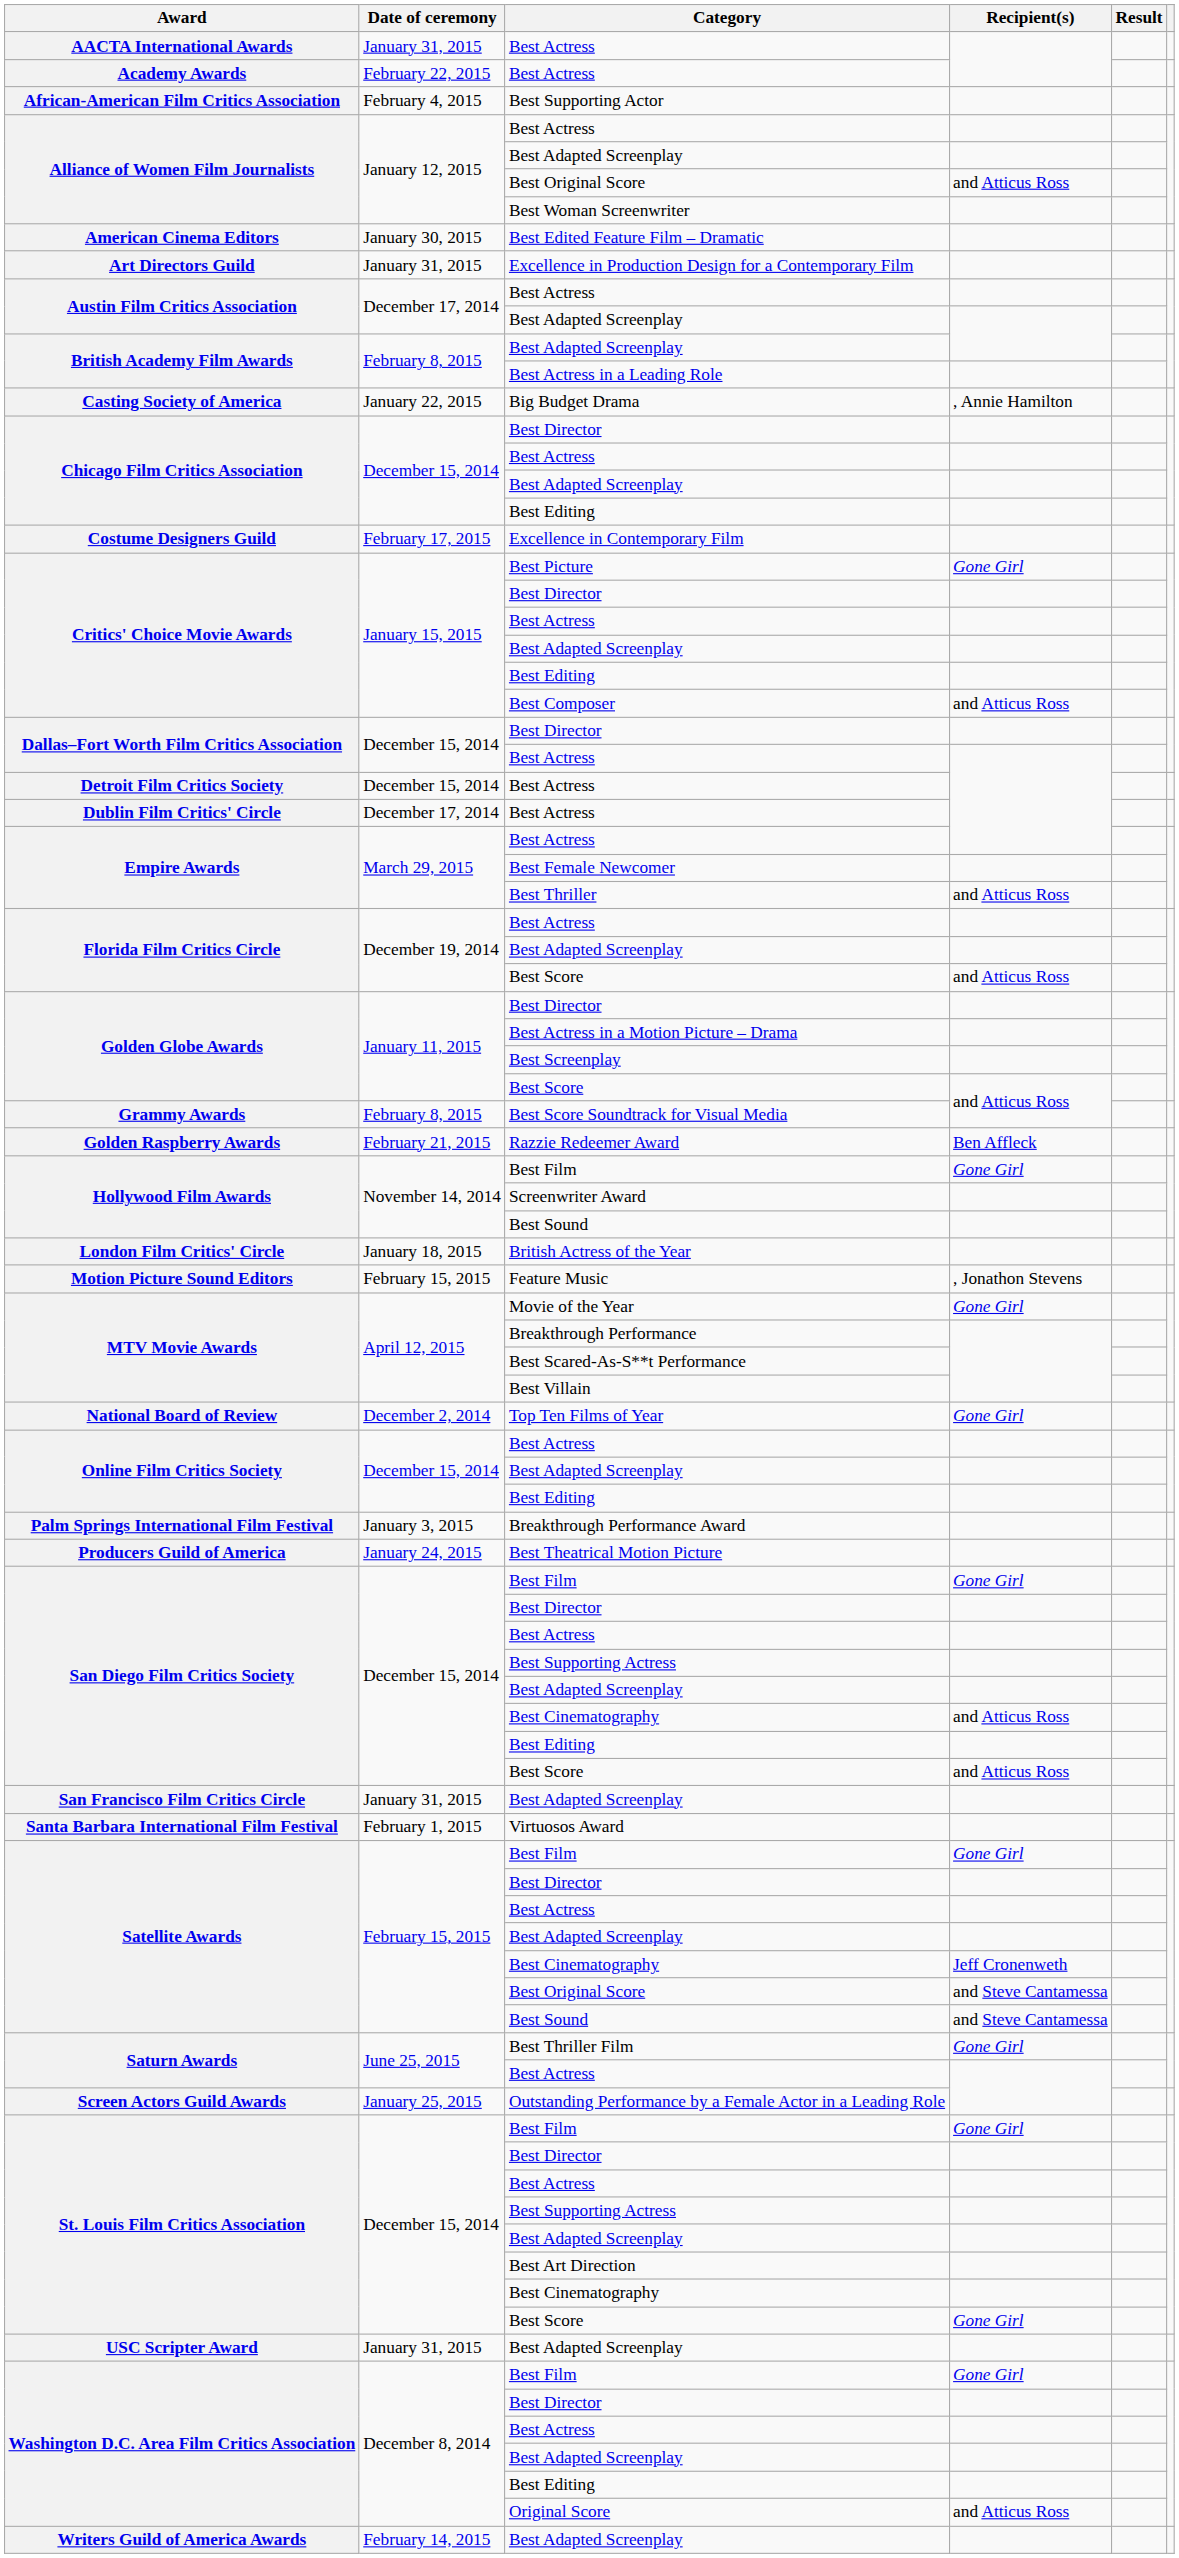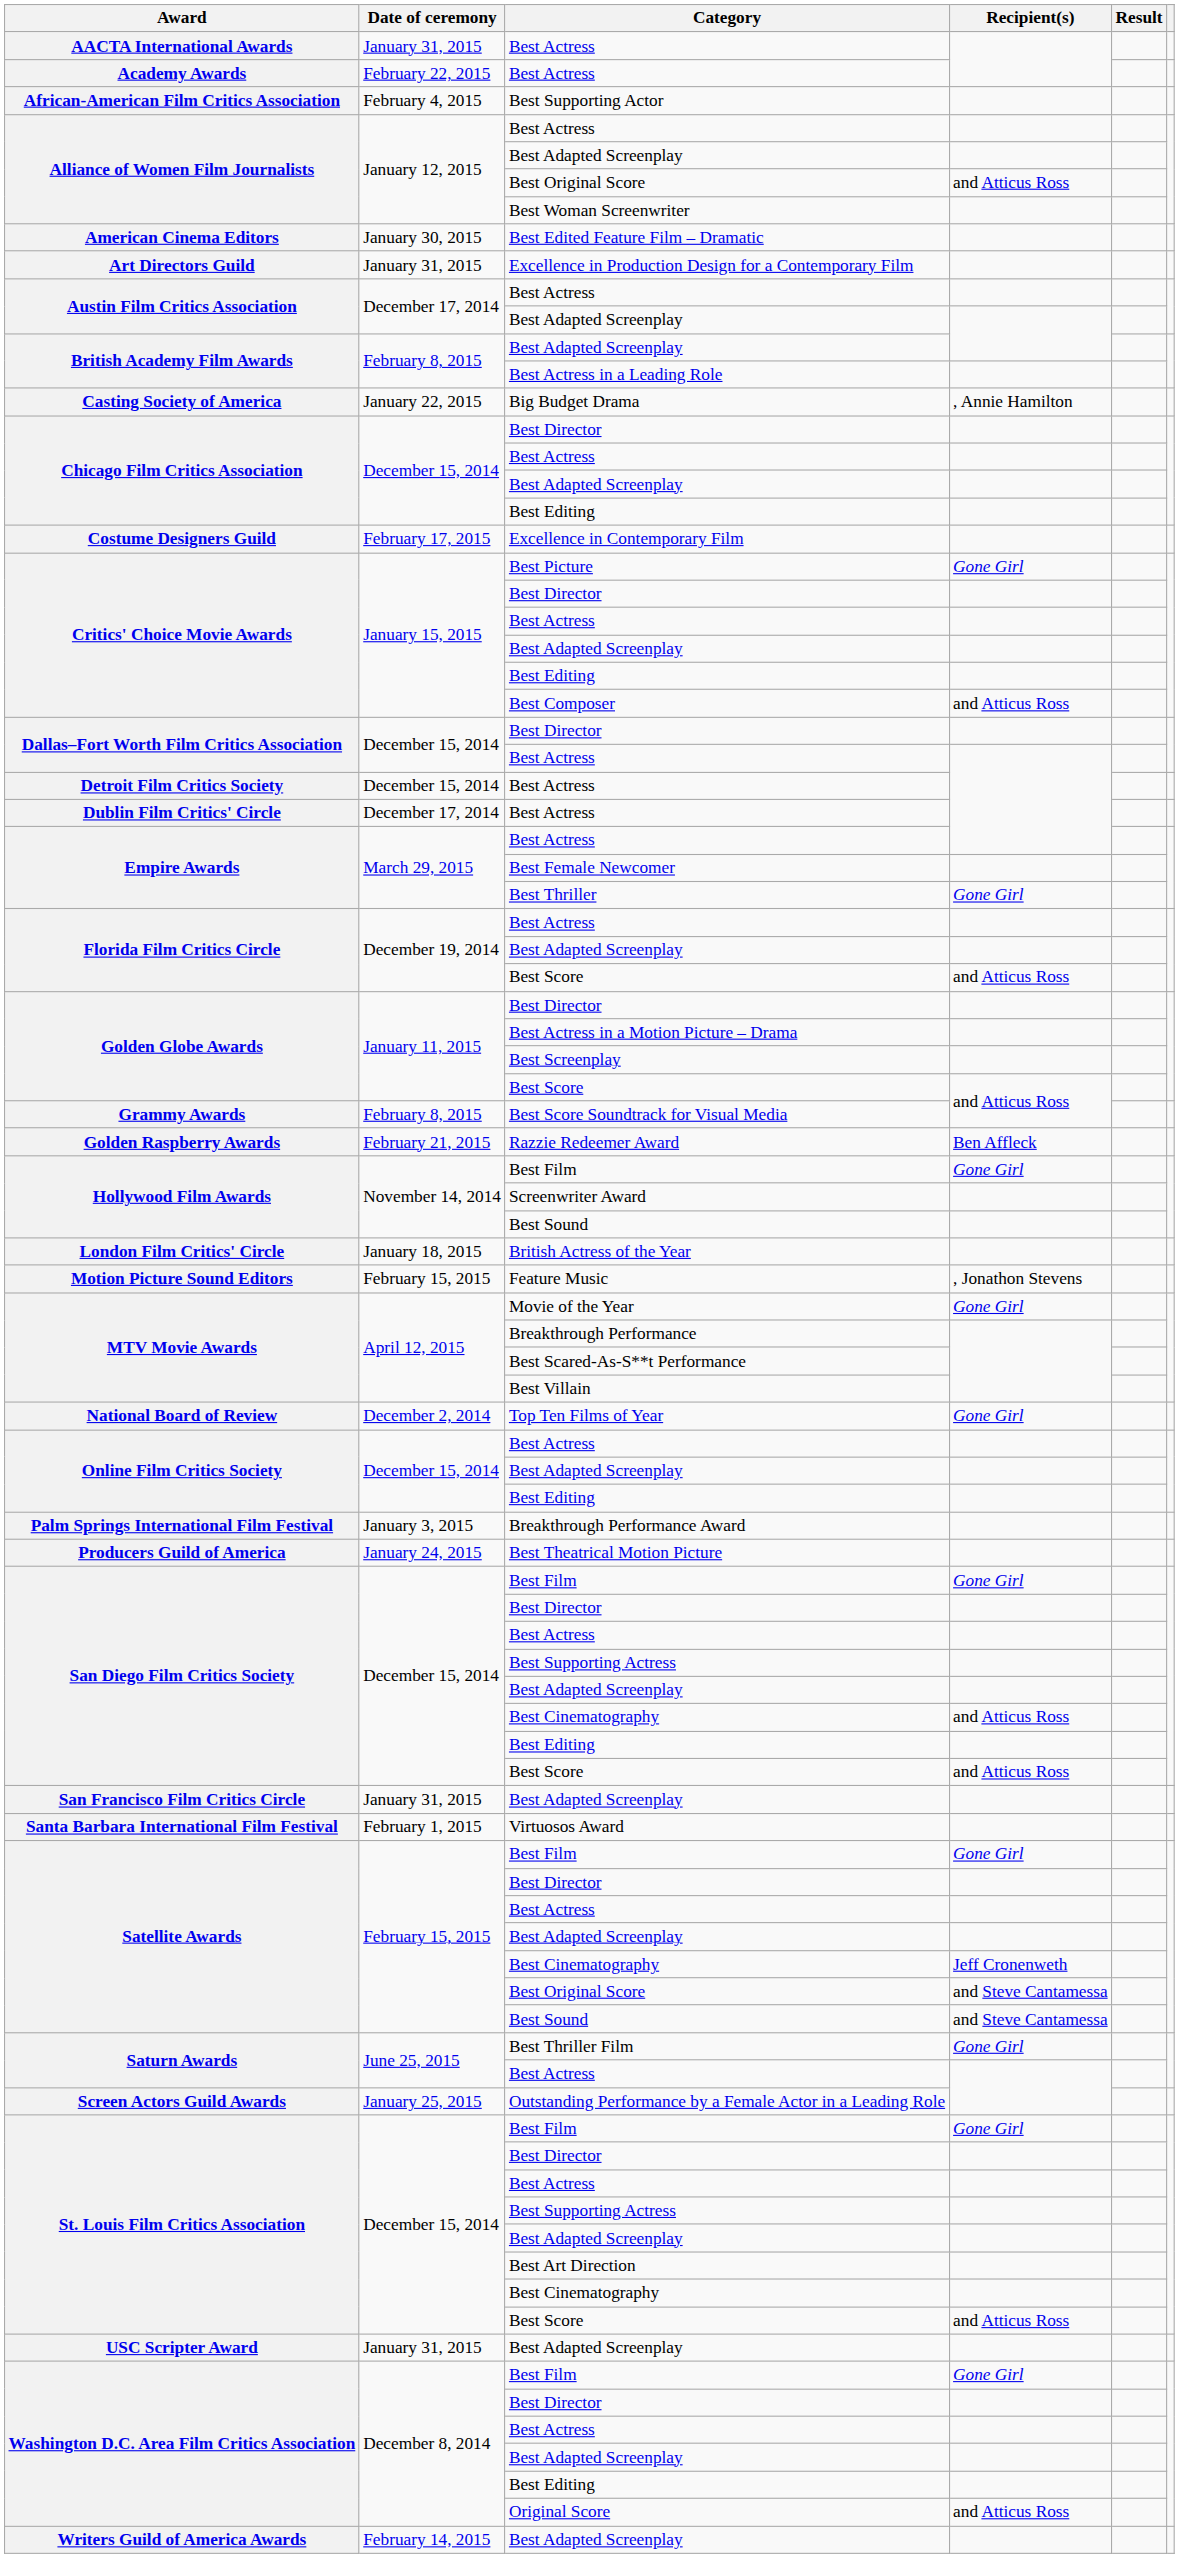(1011, 895) and Atticus Ross -> (988, 895) Gone Girl
(988, 2320) Gone Girl -> (1011, 2320) and Atticus Ross
